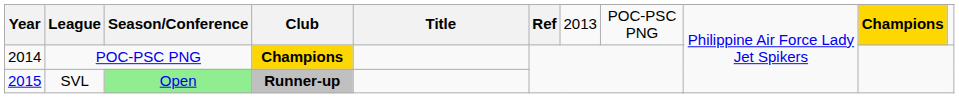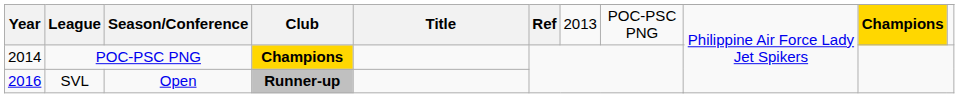(25, 81) 2015 -> (25, 81) 2016
(178, 81) lightgreen background -> (178, 81) no background
